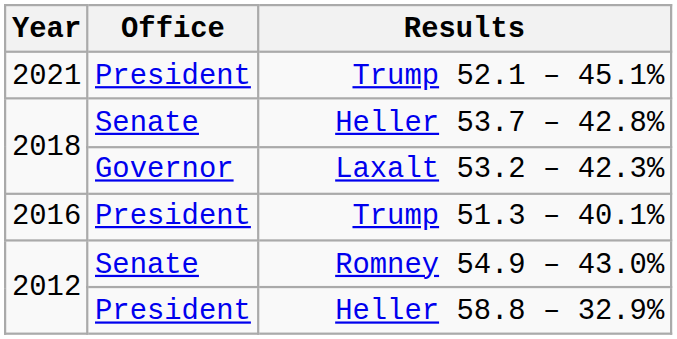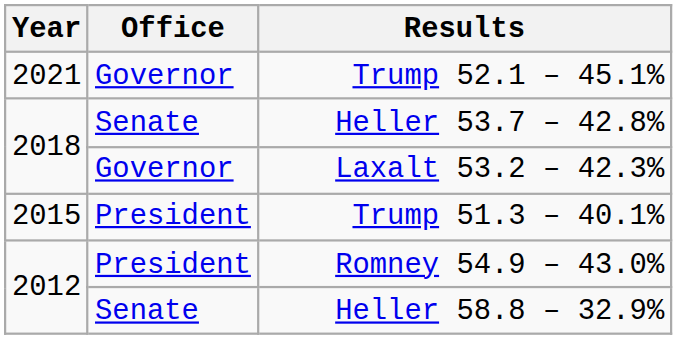(173, 76) President -> (164, 76) Governor
(47, 217) 2016 -> (47, 217) 2015
(147, 264) Senate -> (173, 264) President
(173, 311) President -> (147, 311) Senate
